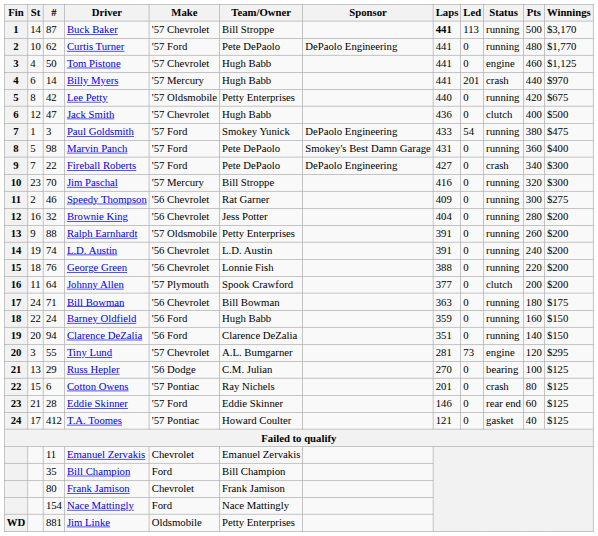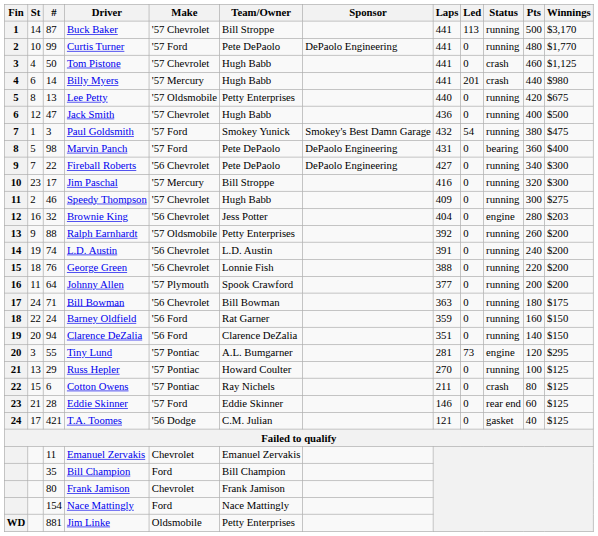(444, 30) bold -> (444, 30) normal
(51, 47) 62 -> (51, 47) 99
(500, 64) engine -> (497, 64) crash
(558, 81) $970 -> (558, 81) $980
(51, 98) 42 -> (51, 98) 13
(499, 115) clutch -> (503, 115) running
(351, 132) DePaolo Engineering -> (368, 132) Smokey's Best Damn Garage
(444, 132) 433 -> (444, 132) 432
(368, 149) Smokey's Best Damn Garage -> (351, 149) DePaolo Engineering
(503, 149) running -> (502, 149) bearing
(170, 166) '57 Ford -> (181, 166) '56 Chevrolet
(497, 166) crash -> (503, 166) running
(51, 183) 70 -> (51, 183) 17
(181, 200) '56 Chevrolet -> (181, 200) '57 Chevrolet
(246, 200) Rat Garner -> (247, 200) Hugh Babb
(503, 217) running -> (500, 217) engine
(558, 217) $200 -> (558, 217) $203
(444, 234) 391 -> (444, 234) 392
(499, 285) clutch -> (503, 285) running
(247, 319) Hugh Babb -> (246, 319) Rat Garner
(181, 353) '57 Chevrolet -> (175, 353) '57 Pontiac
(174, 370) '56 Dodge -> (175, 370) '57 Pontiac
(247, 370) C.M. Julian -> (257, 370) Howard Coulter
(502, 370) bearing -> (503, 370) running
(444, 387) 201 -> (444, 387) 211
(54, 421) 412 -> (54, 421) 421
(175, 421) '57 Pontiac -> (174, 421) '56 Dodge
(257, 421) Howard Coulter -> (247, 421) C.M. Julian
